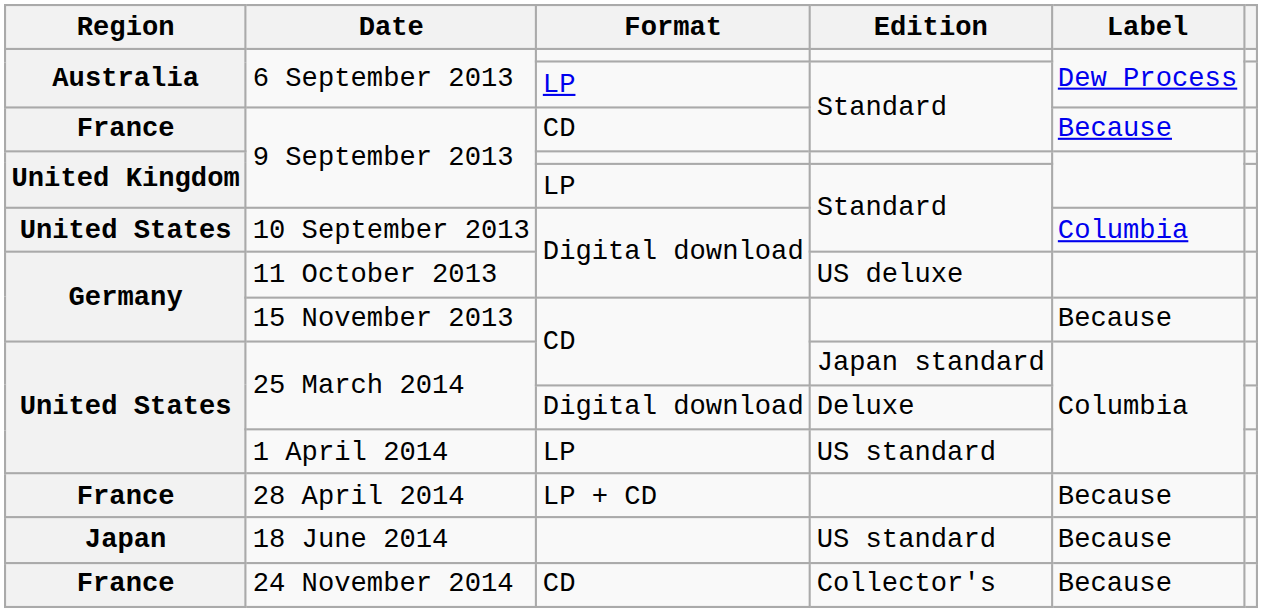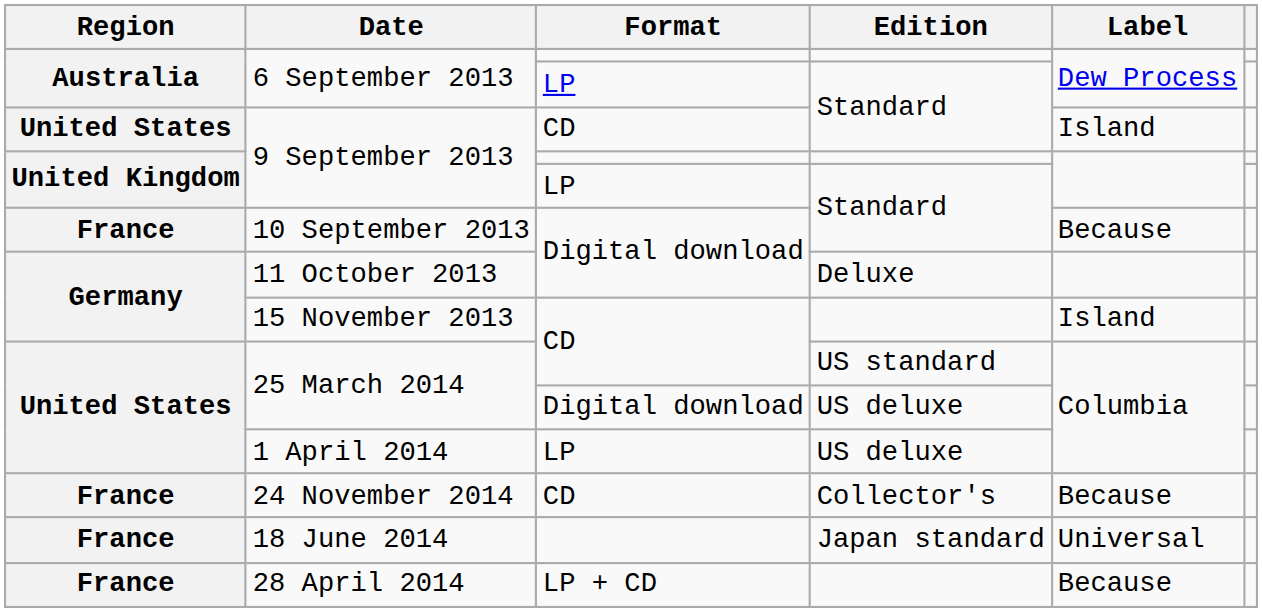(126, 129) France -> (126, 129) United States
(1115, 129) Because -> (1107, 129) Island
(126, 230) United States -> (126, 230) France
(1123, 230) Columbia -> (1115, 230) Because
(890, 274) US deluxe -> (866, 274) Deluxe
(1115, 319) Because -> (1107, 319) Island
(931, 363) Japan standard -> (906, 363) US standard
(866, 407) Deluxe -> (890, 407) US deluxe
(906, 452) US standard -> (890, 452) US deluxe
rows swapped: (359, 496) <-> (383, 584)
(126, 540) Japan -> (126, 540) France
(906, 540) US standard -> (931, 540) Japan standard
(1115, 540) Because -> (1131, 540) Universal
